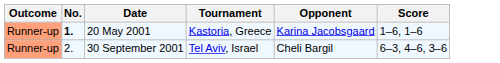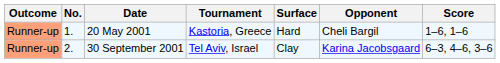+ column: (297, 12)
(69, 30) bold -> (69, 30) normal
(326, 30) Karina Jacobsgaard -> (350, 30) Cheli Bargil
(305, 48) Cheli Bargil -> (371, 48) Karina Jacobsgaard
